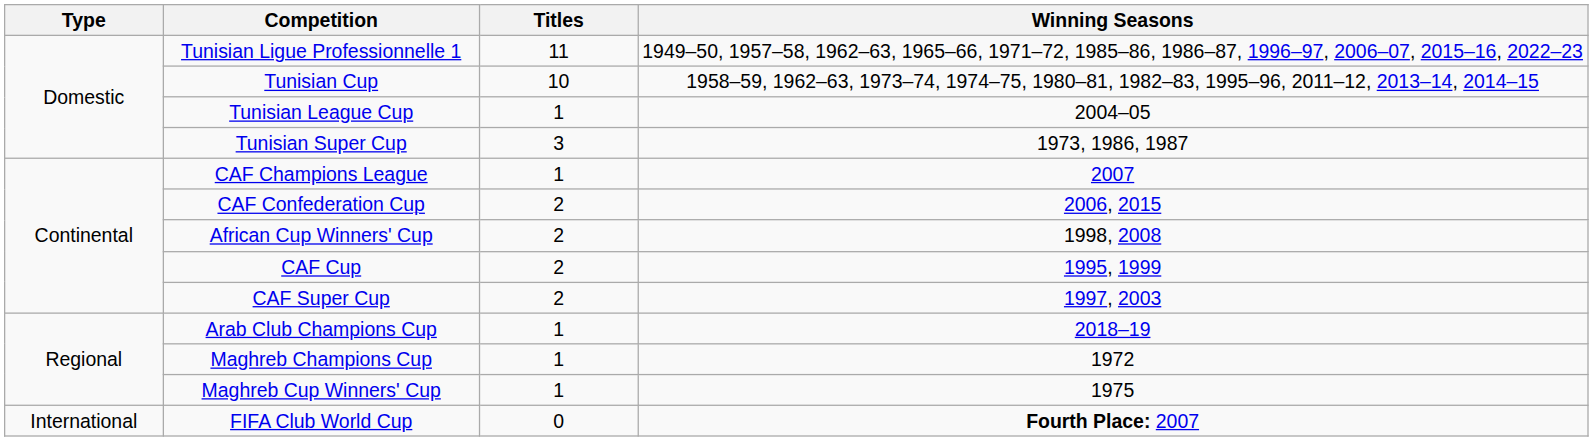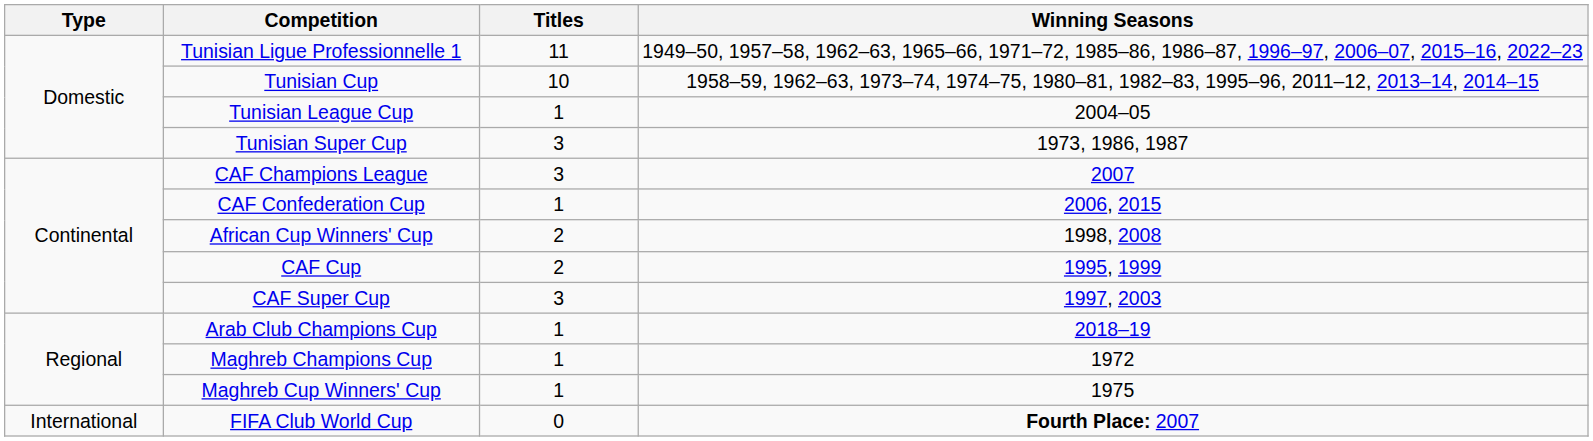(559, 174) 1 -> (559, 174) 3
(559, 205) 2 -> (559, 205) 1
(559, 297) 2 -> (559, 297) 3
